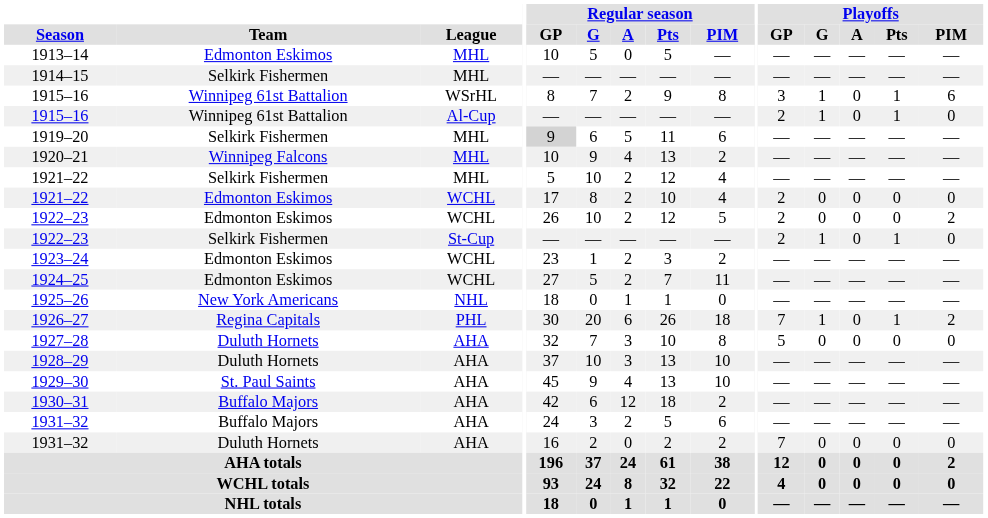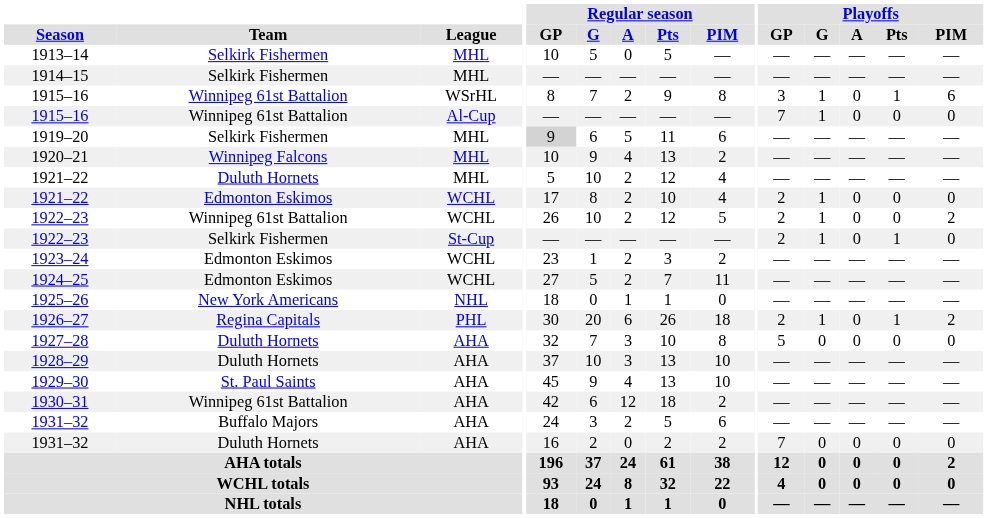(268, 54) Edmonton Eskimos -> (268, 54) Selkirk Fishermen
(781, 116) 2 -> (781, 116) 7
(897, 116) 1 -> (897, 116) 0
(268, 177) Selkirk Fishermen -> (268, 177) Duluth Hornets
(822, 197) 0 -> (822, 197) 1
(268, 218) Edmonton Eskimos -> (268, 218) Winnipeg 61st Battalion
(822, 218) 0 -> (822, 218) 1
(781, 320) 7 -> (781, 320) 2
(268, 401) Buffalo Majors -> (268, 401) Winnipeg 61st Battalion
